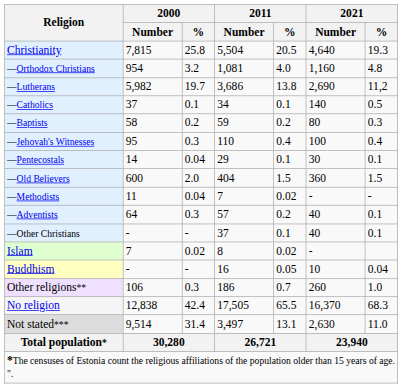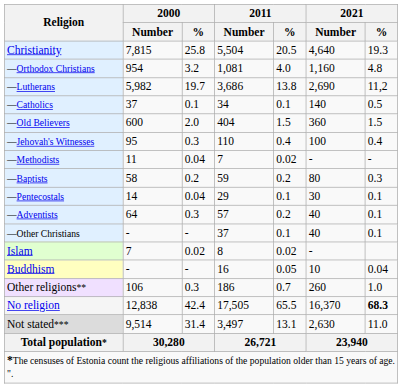rows swapped: (27, 123) <-> (38, 178)
rows swapped: (36, 160) <-> (33, 197)
(378, 305) normal -> (378, 305) bold
